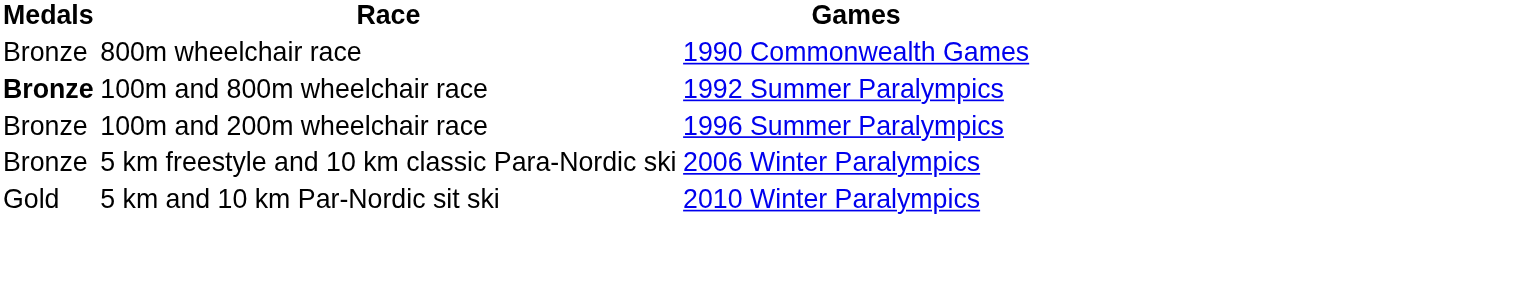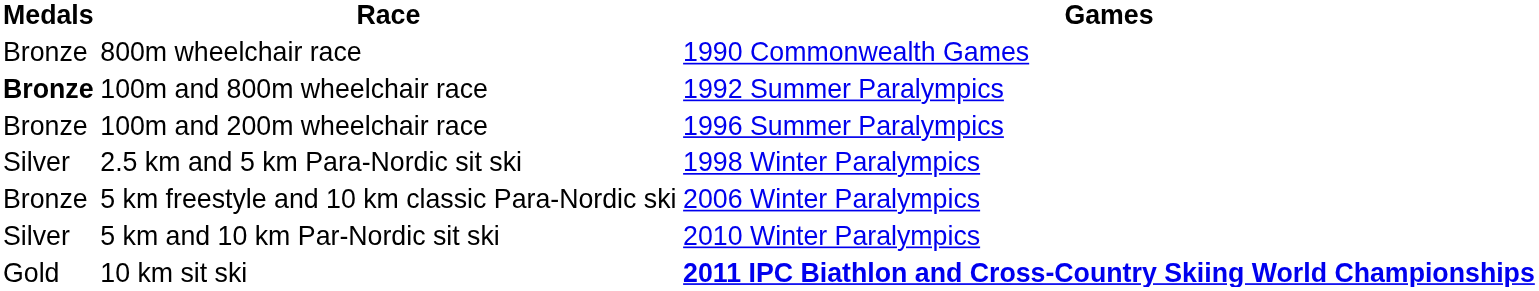+ row: (311, 162)
(31, 199) Gold -> (36, 236) Silver
+ row: (174, 272)
